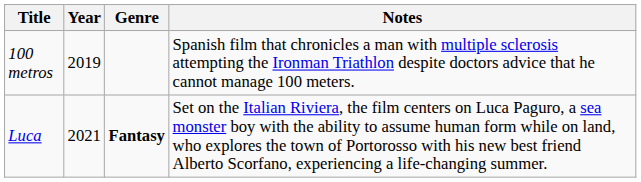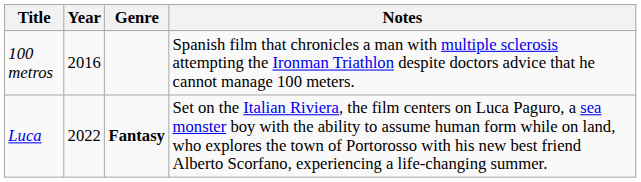(84, 62) 2019 -> (84, 62) 2016
(84, 135) 2021 -> (84, 135) 2022
